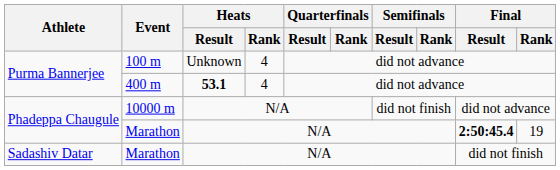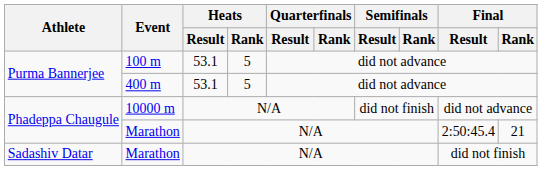(214, 62) Unknown -> (205, 62) 53.1
(264, 62) 4 -> (247, 62) 5
(214, 85) bold -> (205, 85) normal
(264, 85) 4 -> (247, 85) 5
(486, 131) bold -> (468, 131) normal
(536, 131) 19 -> (518, 131) 21
